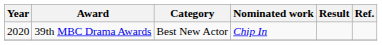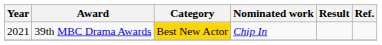(18, 31) 2020 -> (18, 31) 2021
(192, 31) no background -> (192, 31) gold background
